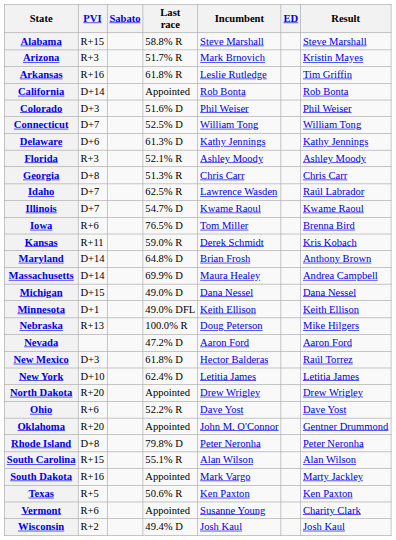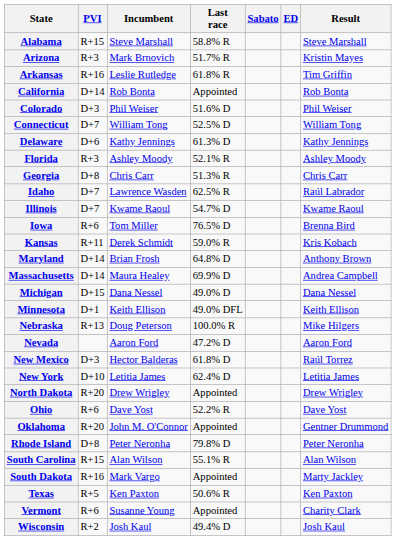columns swapped: (239, 18) <-> (125, 18)
